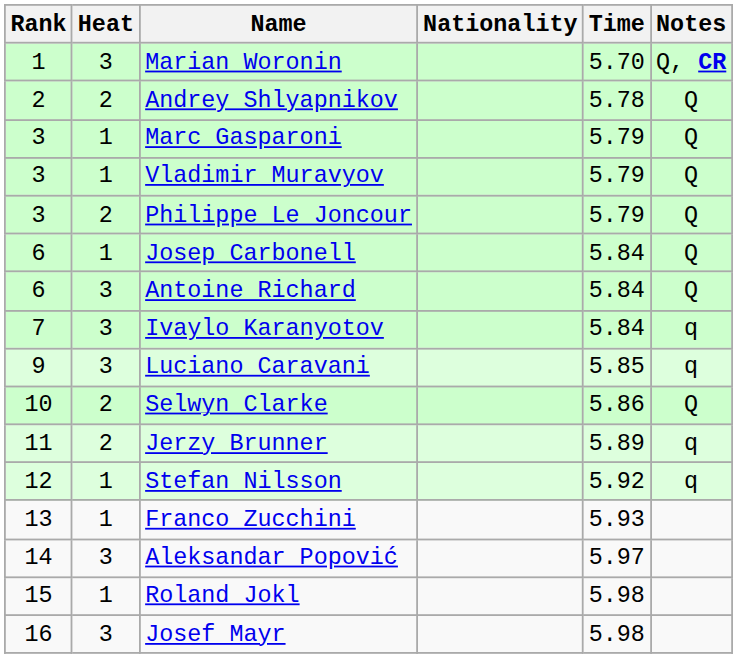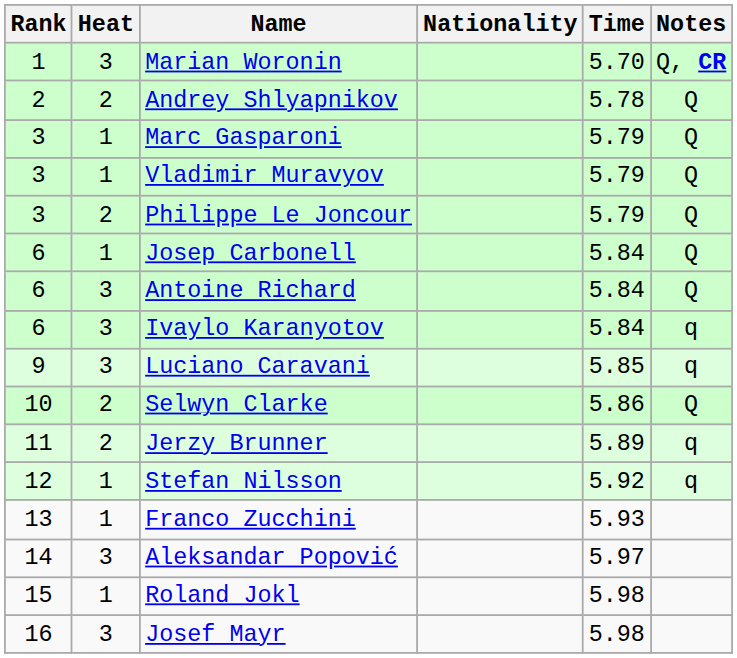(39, 329) 7 -> (39, 329) 6
